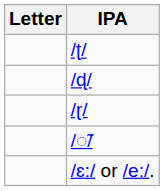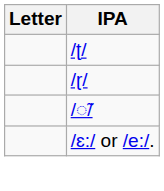- row: (81, 79)
